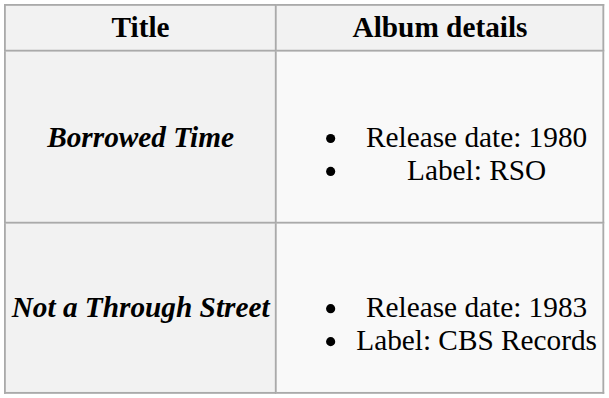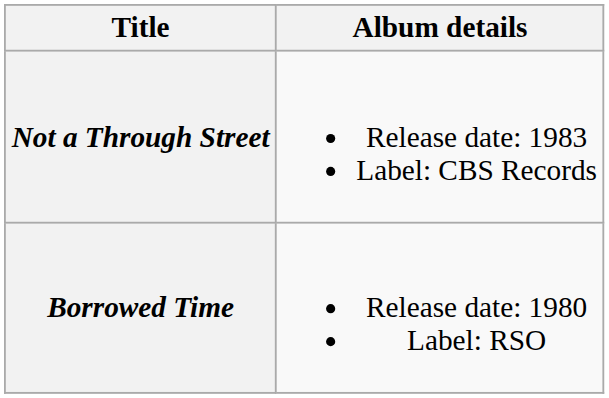rows swapped: (141, 136) <-> (141, 307)
